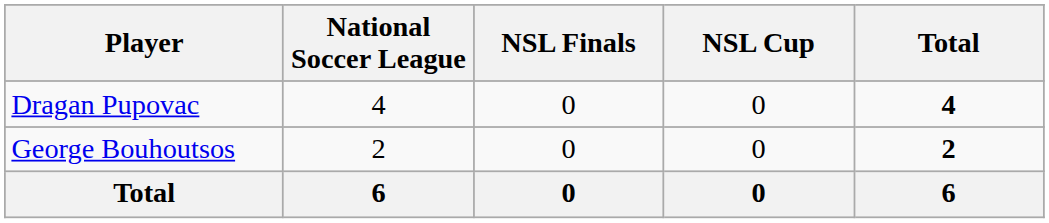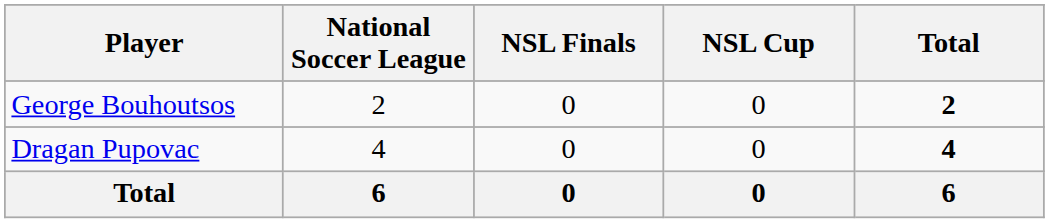rows swapped: (105, 103) <-> (123, 148)
